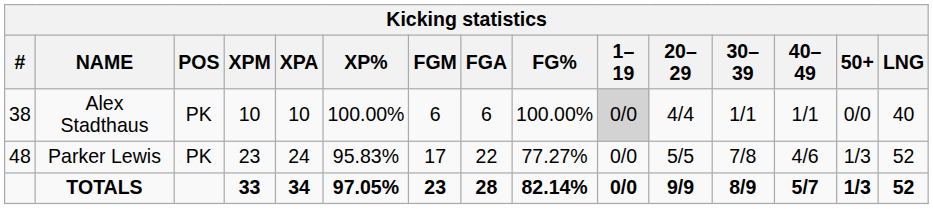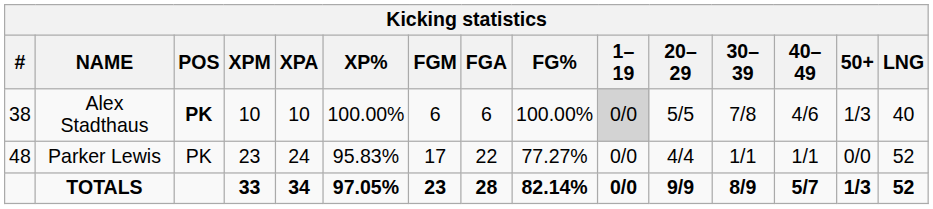(199, 114) normal -> (199, 114) bold
(680, 114) 4/4 -> (680, 114) 5/5
(743, 114) 1/1 -> (743, 114) 7/8
(805, 114) 1/1 -> (805, 114) 4/6
(857, 114) 0/0 -> (857, 114) 1/3
(680, 156) 5/5 -> (680, 156) 4/4
(743, 156) 7/8 -> (743, 156) 1/1
(805, 156) 4/6 -> (805, 156) 1/1
(857, 156) 1/3 -> (857, 156) 0/0
